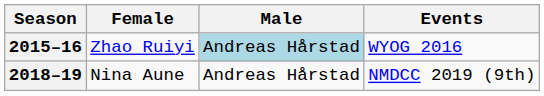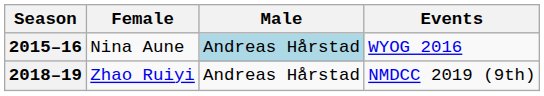(143, 47) Zhao Ruiyi -> (137, 47) Nina Aune
(137, 76) Nina Aune -> (143, 76) Zhao Ruiyi
